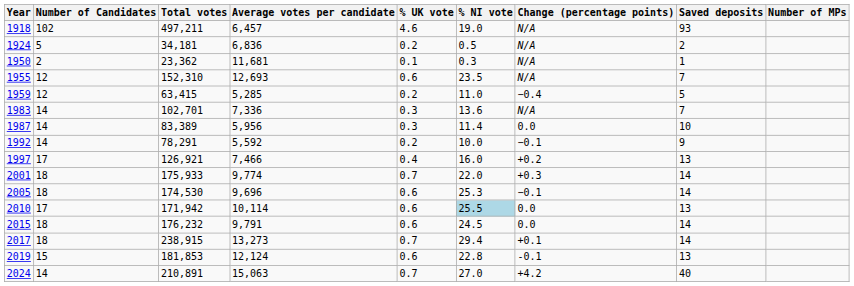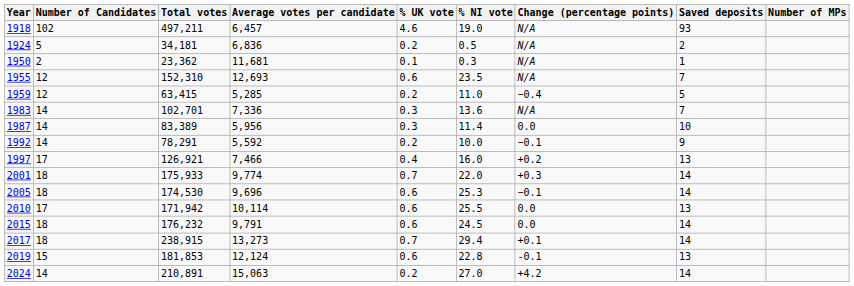(471, 208) lightblue background -> (471, 208) no background
(409, 274) 0.7 -> (409, 274) 0.2
(685, 274) 40 -> (685, 274) 14
